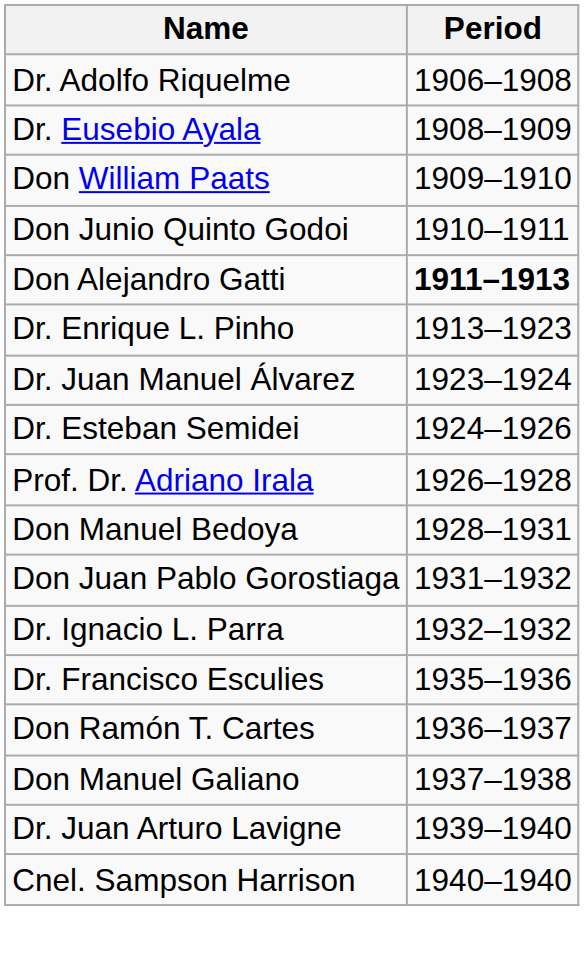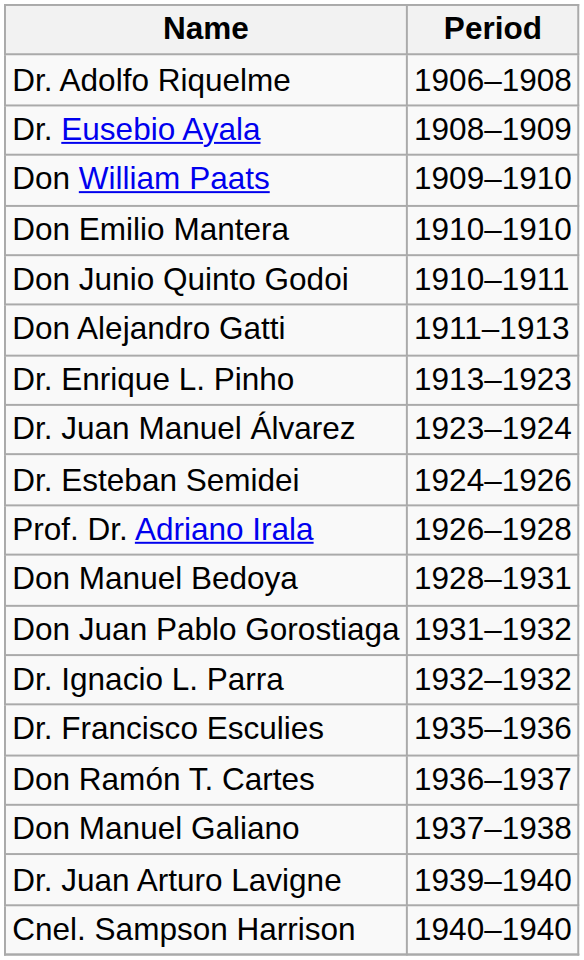+ row: (151, 229)
(492, 279) bold -> (492, 329) normal
